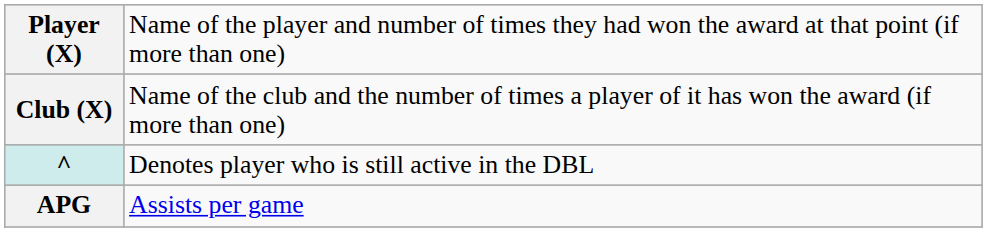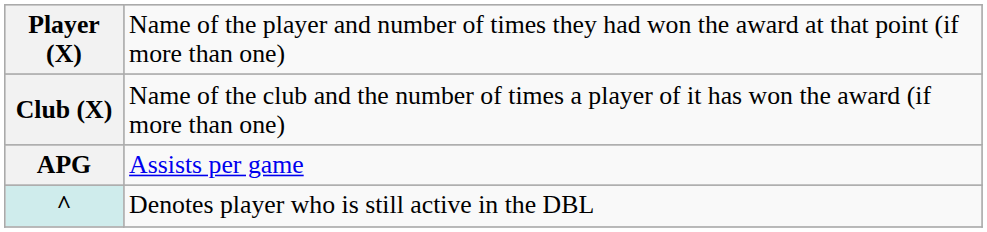rows swapped: (64, 164) <-> (64, 205)
